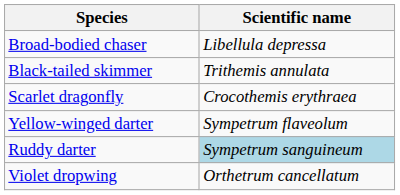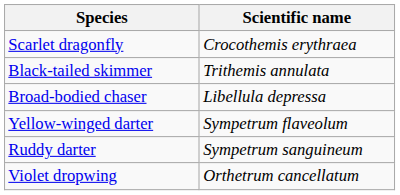rows swapped: (77, 44) <-> (66, 96)
(283, 149) lightblue background -> (283, 149) no background
